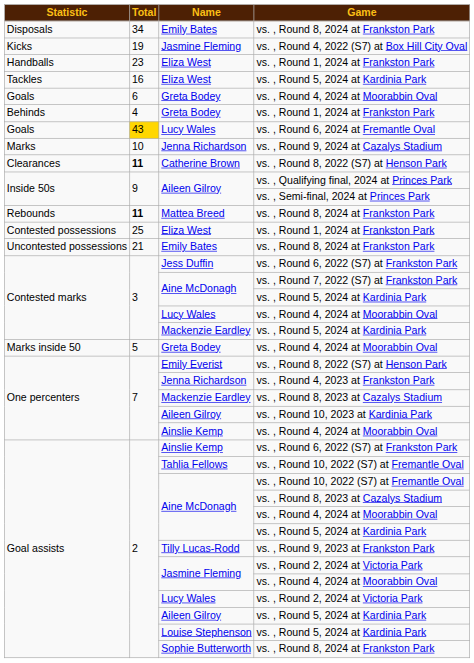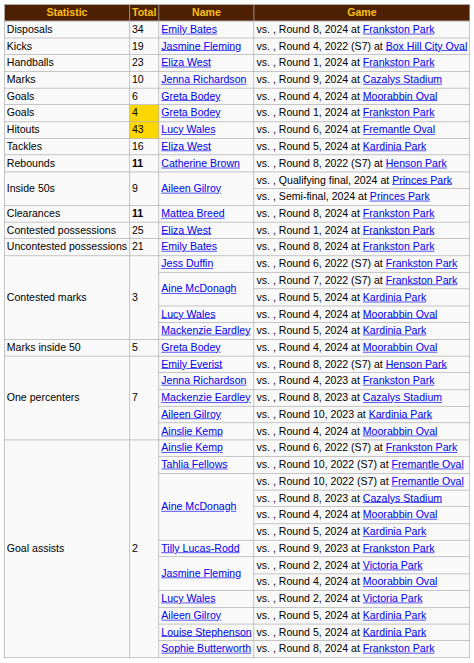rows swapped: (204, 146) <-> (186, 79)
(26, 113) Behinds -> (21, 113) Goals
(135, 113) no background -> (135, 113) gold background
(21, 130) Goals -> (23, 130) Hitouts
(33, 163) Clearances -> (31, 163) Rebounds
(31, 213) Rebounds -> (33, 213) Clearances
